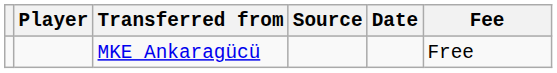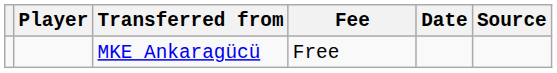columns swapped: (487, 21) <-> (328, 21)
